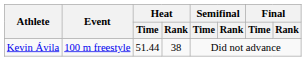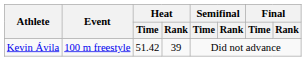(147, 47) 51.44 -> (147, 47) 51.42
(176, 47) 38 -> (176, 47) 39
